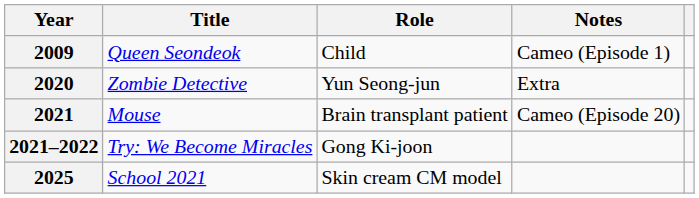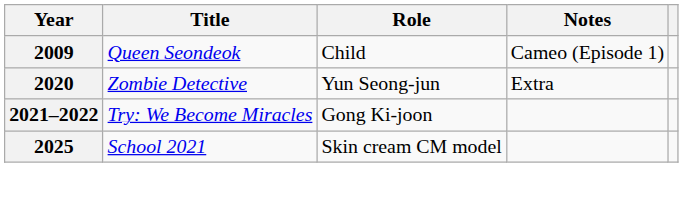- row: (54, 114)
